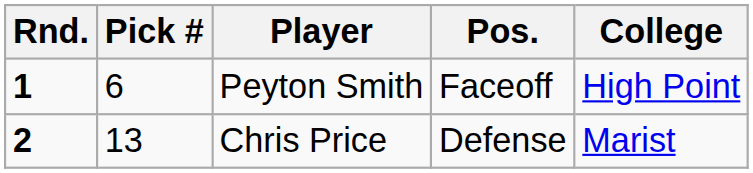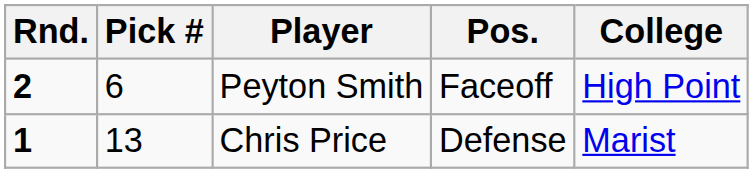(22, 85) 1 -> (22, 85) 2
(22, 140) 2 -> (22, 140) 1
